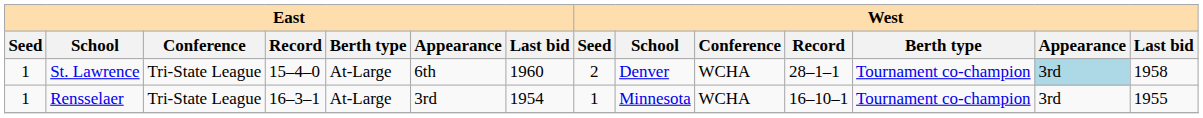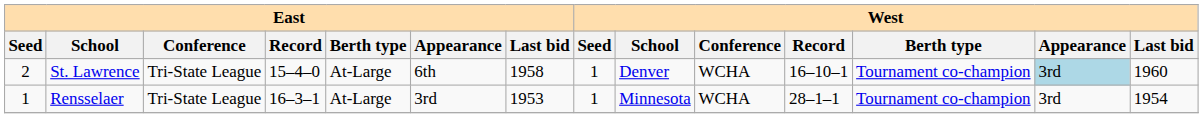(25, 71) 1 -> (25, 71) 2
(527, 71) 1960 -> (527, 71) 1958
(594, 71) 2 -> (594, 71) 1
(814, 71) 28–1–1 -> (819, 71) 16–10–1
(1151, 71) 1958 -> (1151, 71) 1960
(527, 98) 1954 -> (527, 98) 1953
(819, 98) 16–10–1 -> (814, 98) 28–1–1
(1151, 98) 1955 -> (1151, 98) 1954
